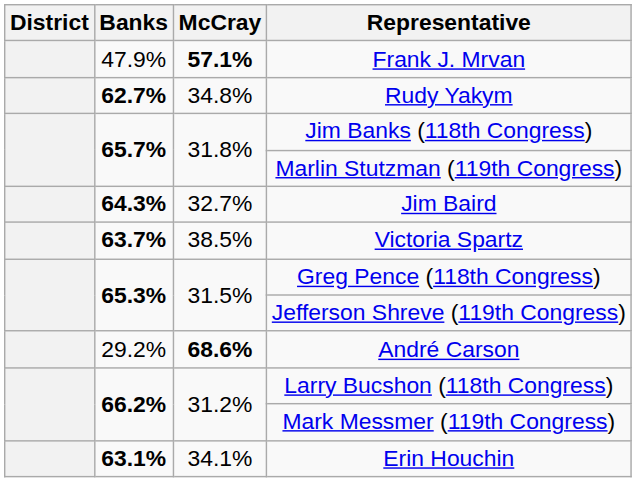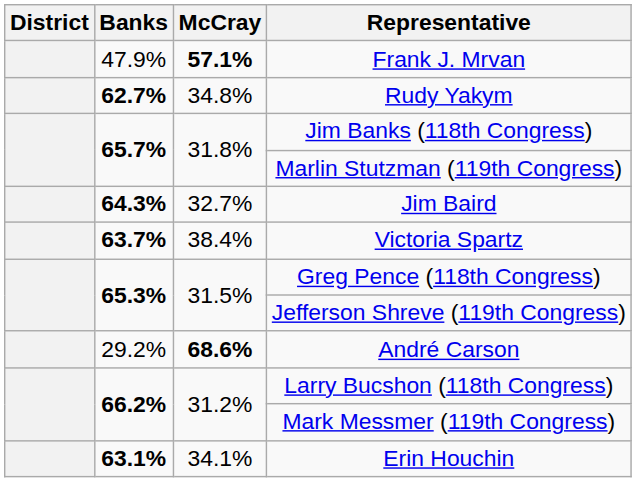(220, 240) 38.5% -> (220, 240) 38.4%
